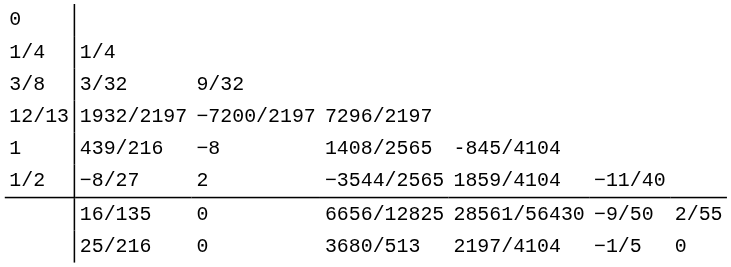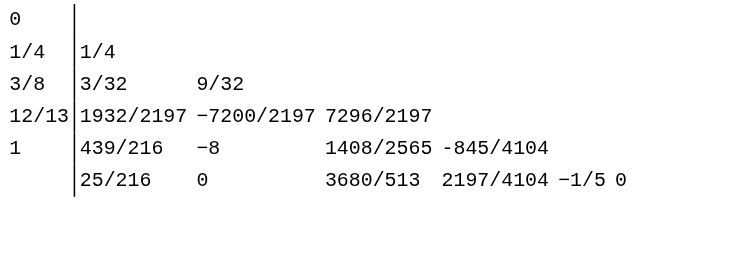- row: (110, 181)
- row: (116, 214)
